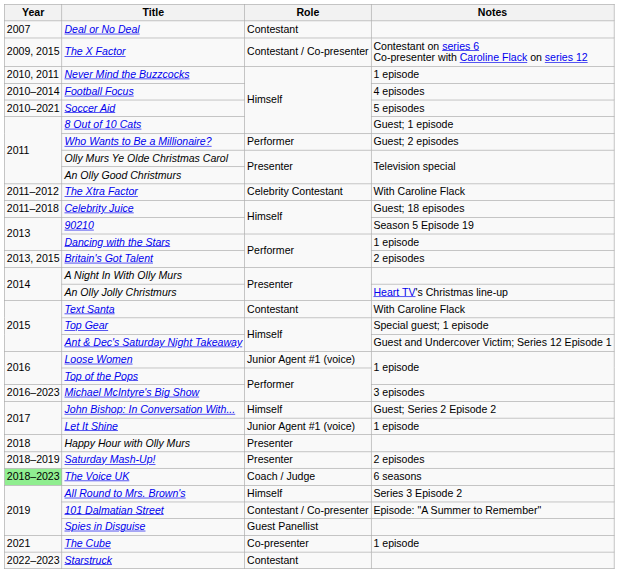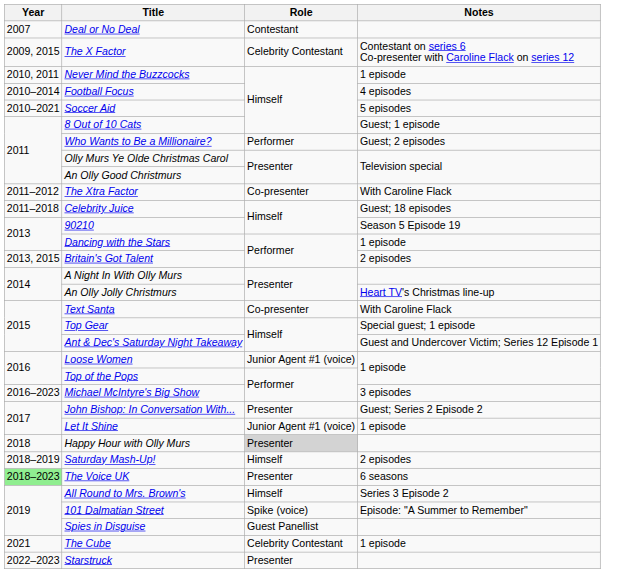(308, 52) Contestant / Co-presenter -> (295, 52) Celebrity Contestant
(295, 192) Celebrity Contestant -> (278, 192) Co-presenter
(273, 309) Contestant -> (278, 309) Co-presenter
(265, 409) Himself -> (270, 409) Presenter
(270, 443) no background -> (270, 443) lightgrey background
(270, 460) Presenter -> (265, 460) Himself
(281, 476) Coach / Judge -> (270, 476) Presenter
(308, 510) Contestant / Co-presenter -> (278, 510) Spike (voice)
(278, 543) Co-presenter -> (295, 543) Celebrity Contestant
(273, 560) Contestant -> (270, 560) Presenter
